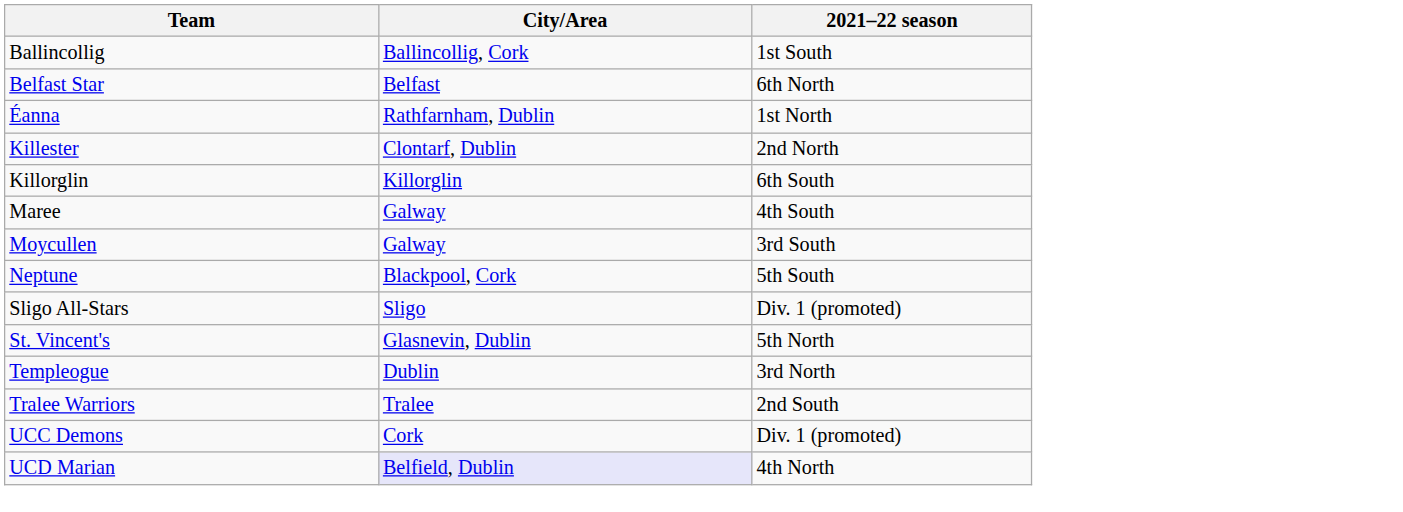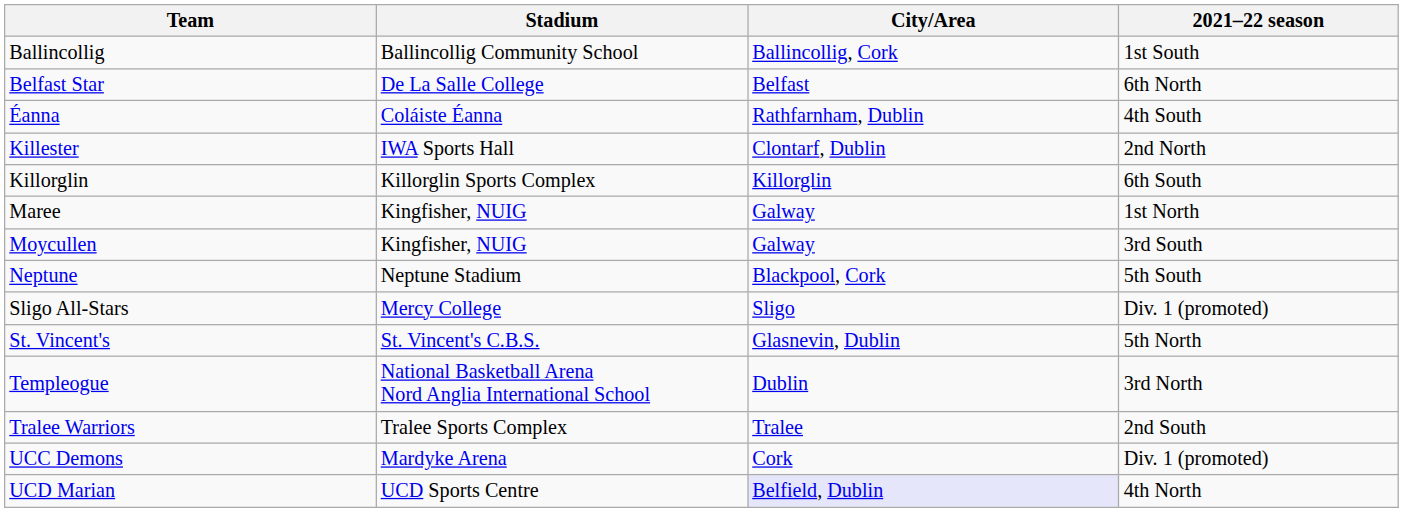+ column: (562, 20)
(794, 116) 1st North -> (1163, 116) 4th South
(795, 212) 4th South -> (1161, 212) 1st North
